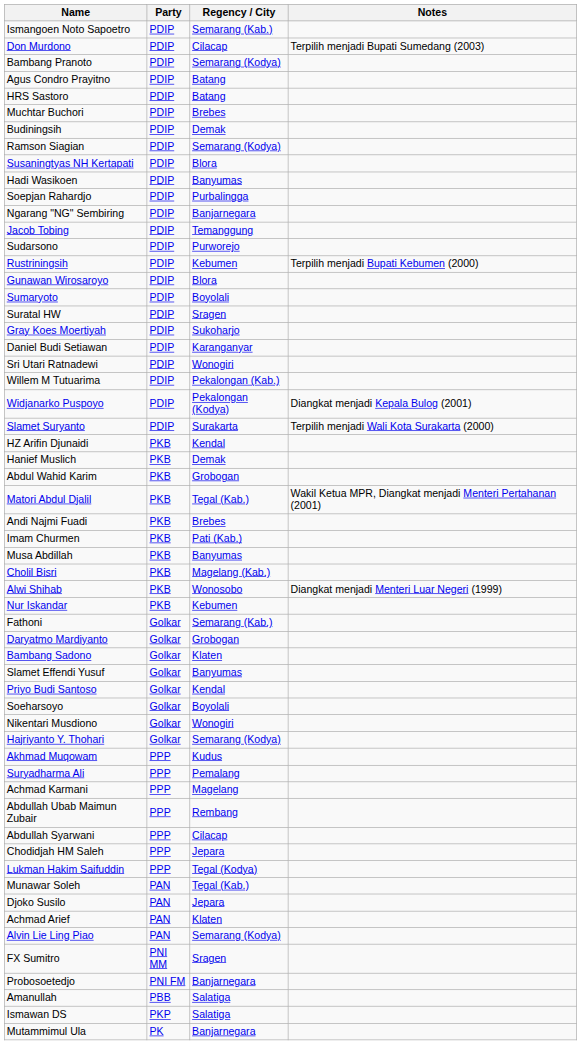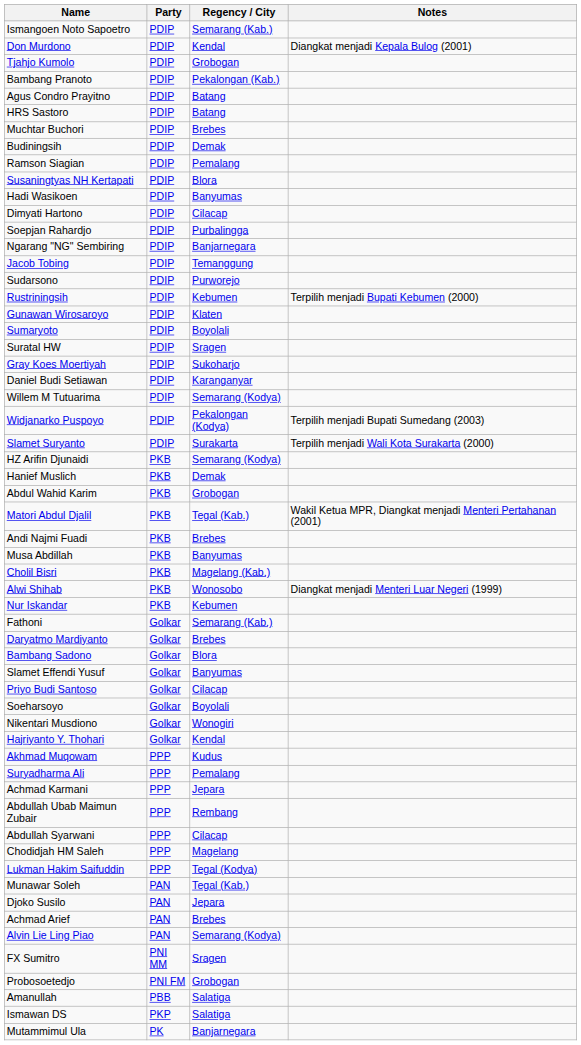(210, 46) Cilacap -> (209, 46) Kendal
(387, 46) Terpilih menjadi Bupati Sumedang (2003) -> (381, 46) Diangkat menjadi Kepala Bulog (2001)
+ row: (41, 63)
(236, 63) Semarang (Kodya) -> (236, 79) Pekalongan (Kab.)
(236, 146) Semarang (Kodya) -> (216, 163) Pemalang
+ row: (45, 213)
(204, 280) Blora -> (207, 314) Klaten
- row: (52, 364)
(236, 381) Pekalongan (Kab.) -> (236, 398) Semarang (Kodya)
(381, 404) Diangkat menjadi Kepala Bulog (2001) -> (387, 420) Terpilih menjadi Bupati Sumedang (2003)
(209, 443) Kendal -> (236, 460) Semarang (Kodya)
- row: (43, 539)
(216, 639) Grobogan -> (209, 639) Brebes
(207, 656) Klaten -> (204, 656) Blora
(209, 689) Kendal -> (210, 689) Cilacap
(236, 740) Semarang (Kodya) -> (209, 740) Kendal
(215, 790) Magelang -> (208, 790) Jepara
(208, 852) Jepara -> (215, 852) Magelang
(207, 919) Klaten -> (209, 919) Brebes
(224, 981) Banjarnegara -> (216, 981) Grobogan
